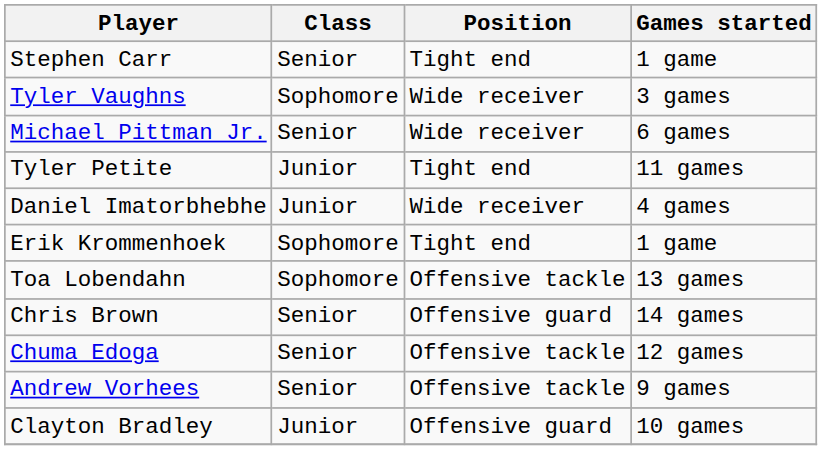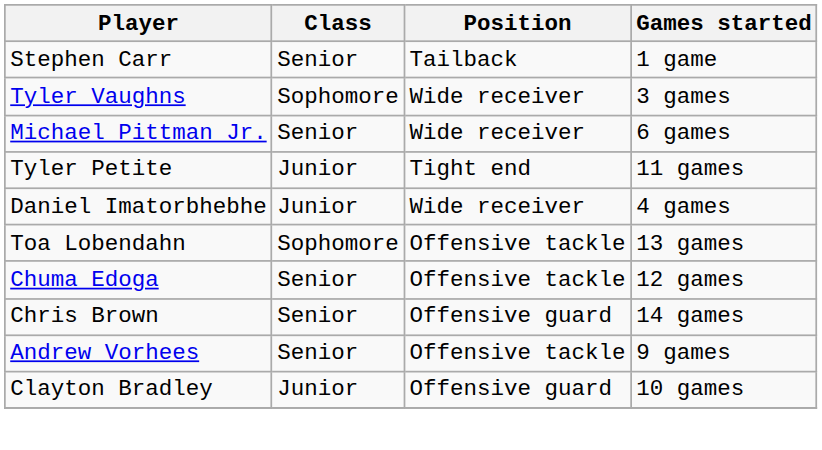(470, 60) Tight end -> (464, 60) Tailback
- row: (118, 243)
rows swapped: (84, 353) <-> (84, 316)
